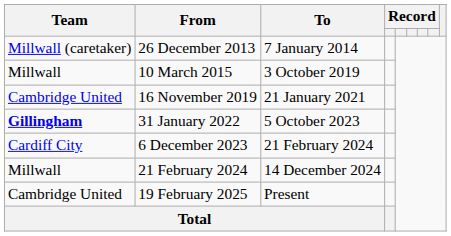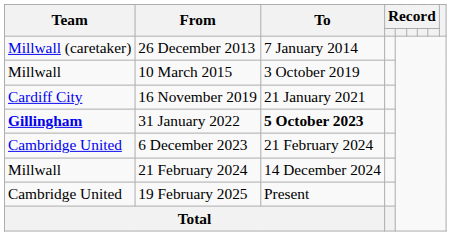(65, 96) Cambridge United -> (45, 96) Cardiff City
(312, 121) normal -> (314, 121) bold
(45, 145) Cardiff City -> (65, 145) Cambridge United
